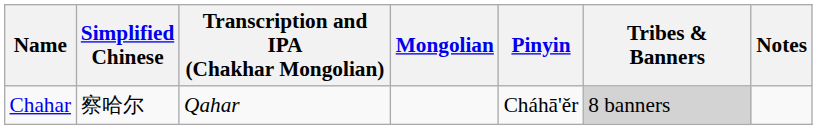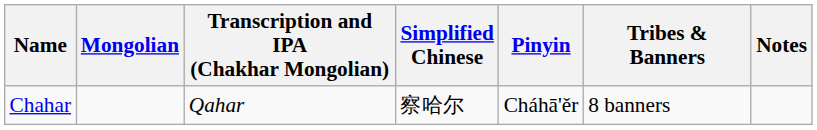columns swapped: (445, 45) <-> (128, 45)
(629, 104) lightgrey background -> (629, 104) no background
